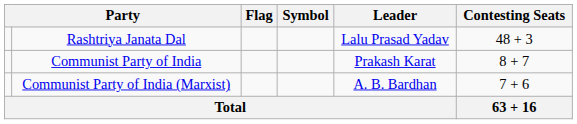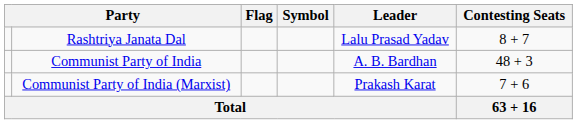(514, 38) 48 + 3 -> (514, 38) 8 + 7
(395, 61) Prakash Karat -> (395, 61) A. B. Bardhan
(514, 61) 8 + 7 -> (514, 61) 48 + 3
(395, 84) A. B. Bardhan -> (395, 84) Prakash Karat
